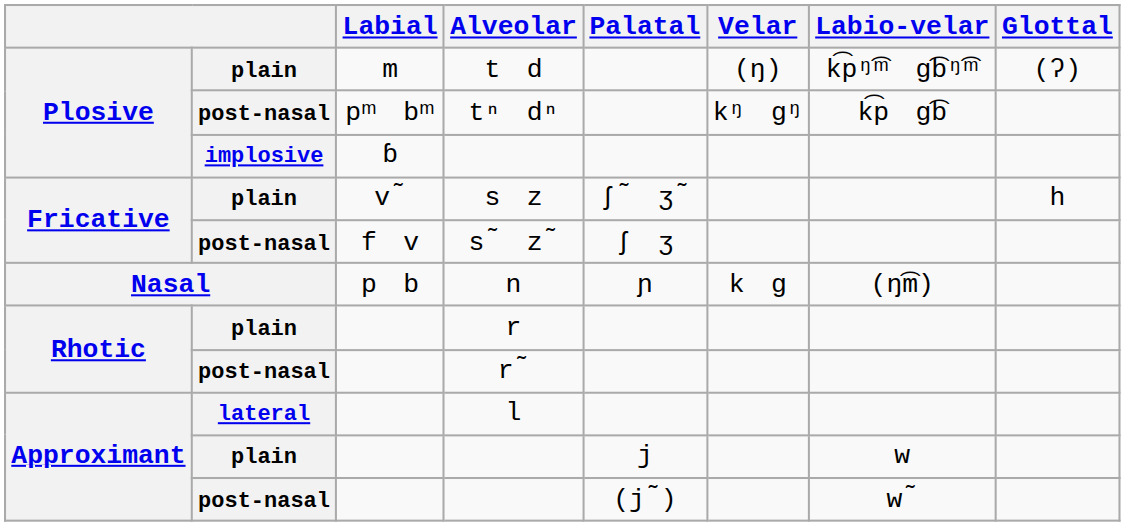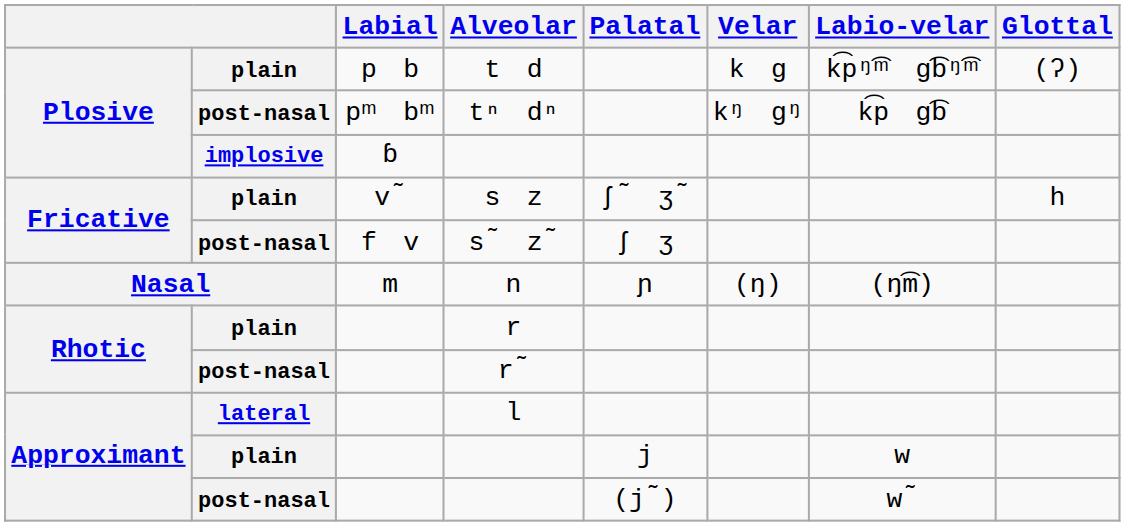(390, 70) m -> (390, 70) p b
(758, 70) (ŋ) -> (758, 70) k ɡ
(390, 285) p b -> (390, 285) m
(758, 285) k ɡ -> (758, 285) (ŋ)
